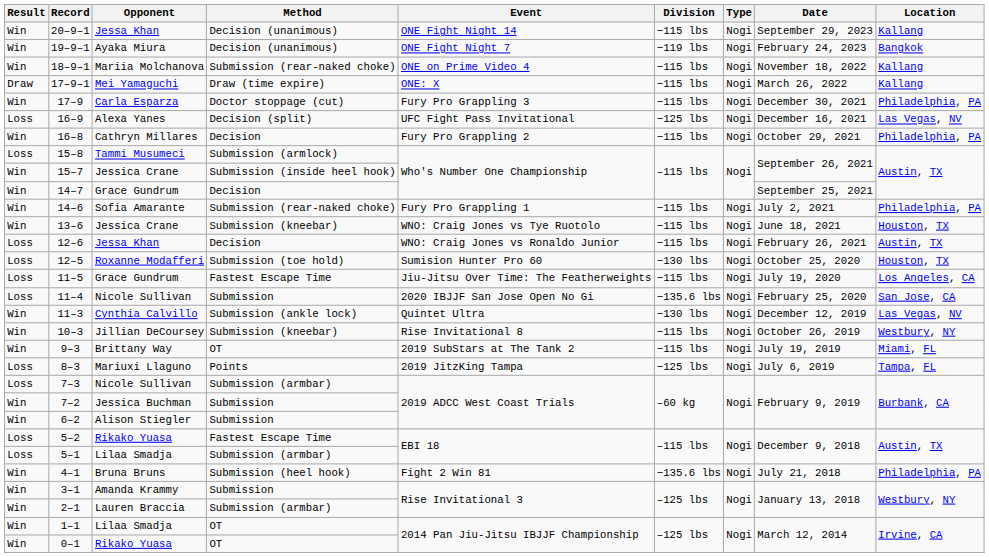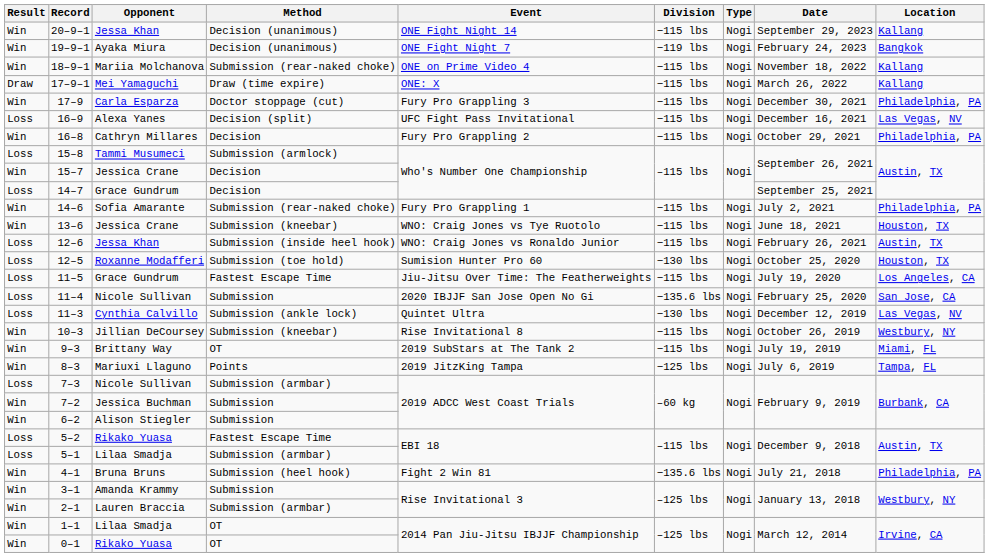(682, 120) −125 lbs -> (682, 120) −115 lbs
(303, 173) Submission (inside heel hook) -> (235, 173) Decision
(17, 190) Win -> (20, 190) Loss
(235, 243) Decision -> (303, 243) Submission (inside heel hook)
(17, 314) Win -> (20, 314) Loss
(20, 367) Loss -> (17, 367) Win
